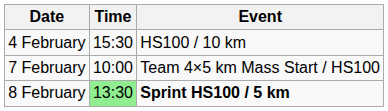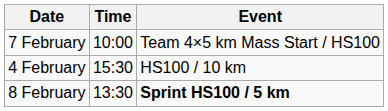rows swapped: (47, 42) <-> (47, 67)
(113, 93) lightgreen background -> (113, 93) no background
